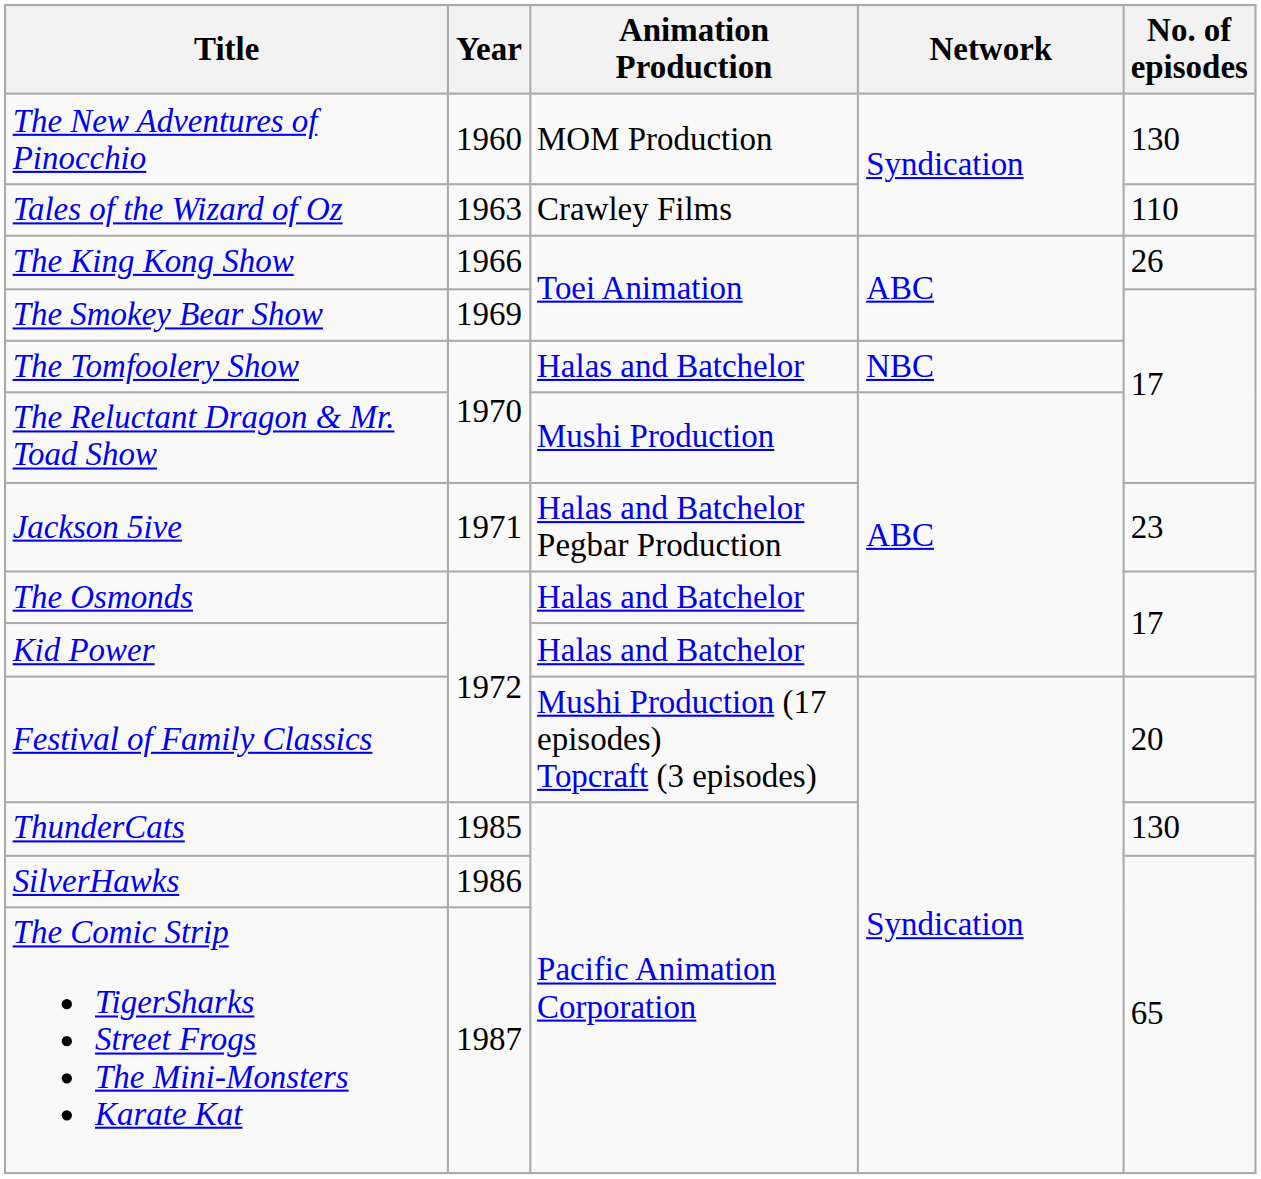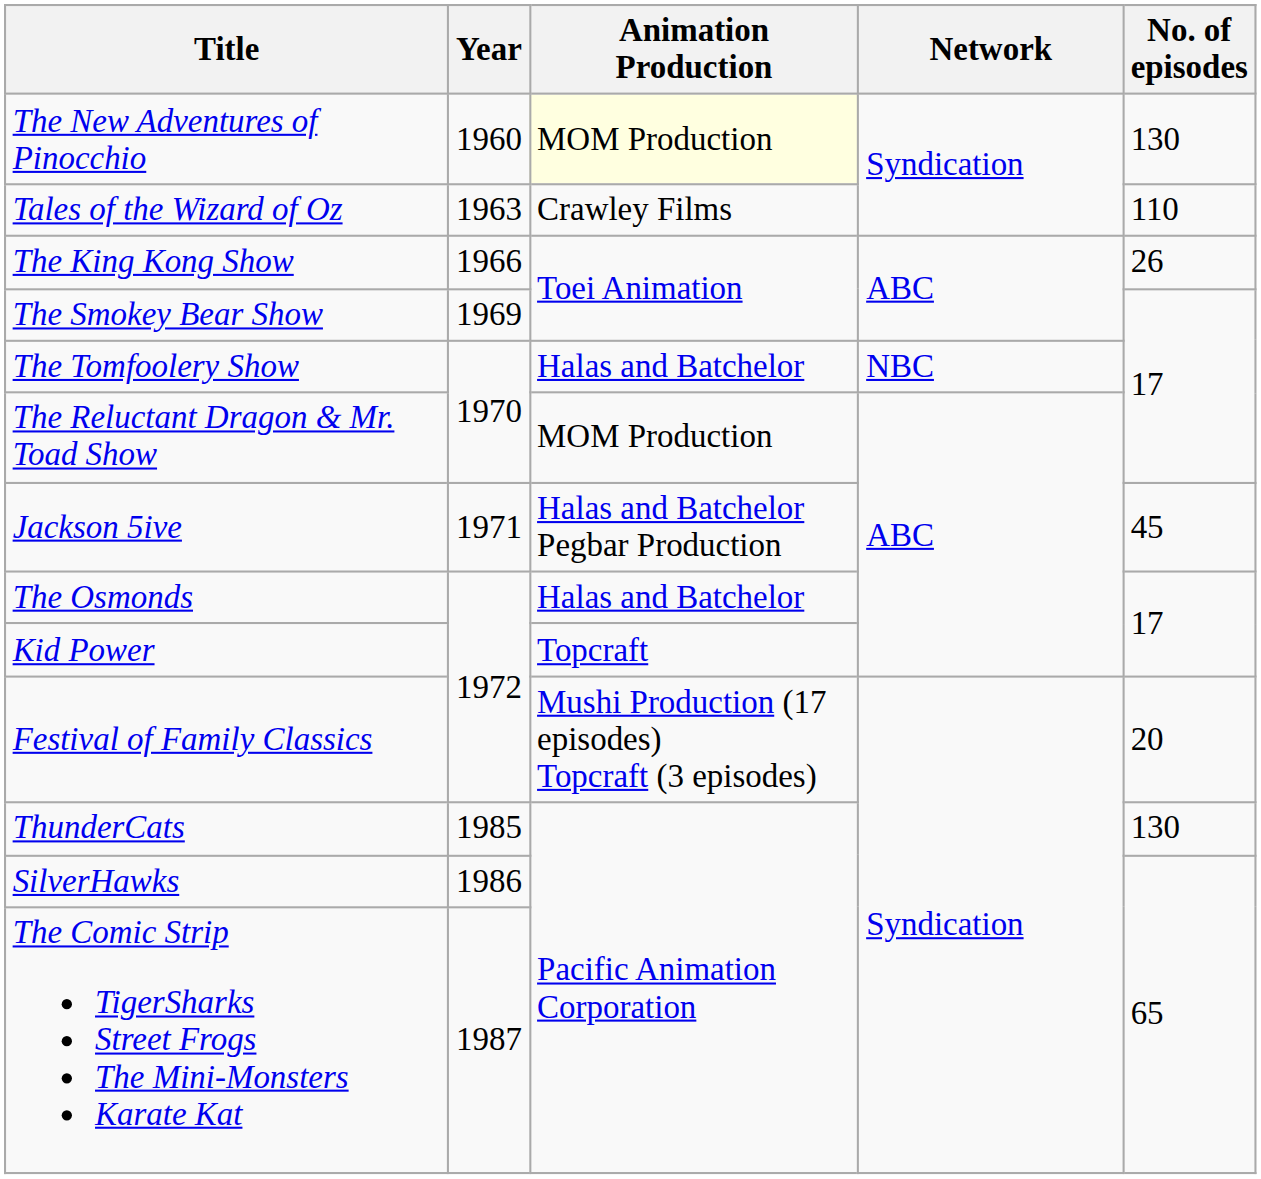(655, 138) no background -> (655, 138) lightyellow background
(656, 436) Mushi Production -> (655, 436) MOM Production
(1147, 526) 23 -> (1147, 526) 45
(671, 649) Halas and Batchelor -> (593, 649) Topcraft
